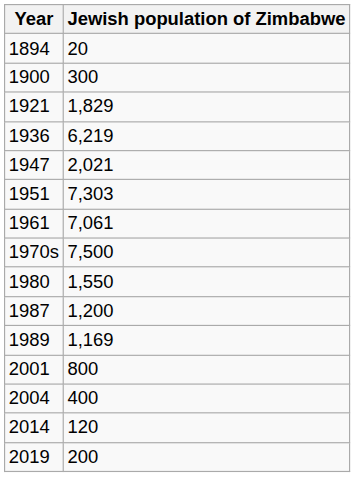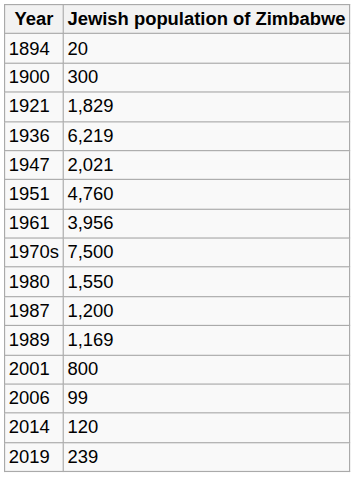(90, 194) 7,303 -> (90, 194) 4,760
(90, 223) 7,061 -> (90, 223) 3,956
- row: (29, 398)
+ row: (29, 398)
(83, 456) 200 -> (83, 456) 239
